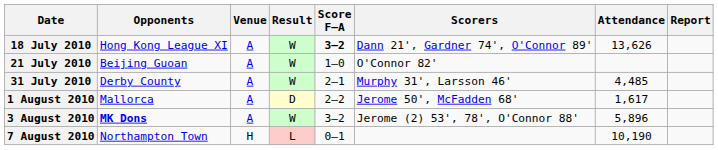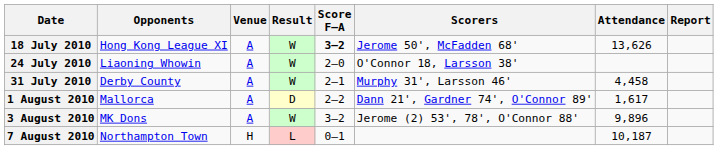(475, 45) Dann 21', Gardner 74', O'Connor 89' -> (438, 45) Jerome 50', McFadden 68'
- row: (51, 63)
+ row: (51, 63)
(631, 81) 4,485 -> (631, 81) 4,458
(438, 99) Jerome 50', McFadden 68' -> (475, 99) Dann 21', Gardner 74', O'Connor 89'
(123, 118) bold -> (123, 118) normal
(631, 118) 5,896 -> (631, 118) 9,896
(631, 136) 10,190 -> (631, 136) 10,187
